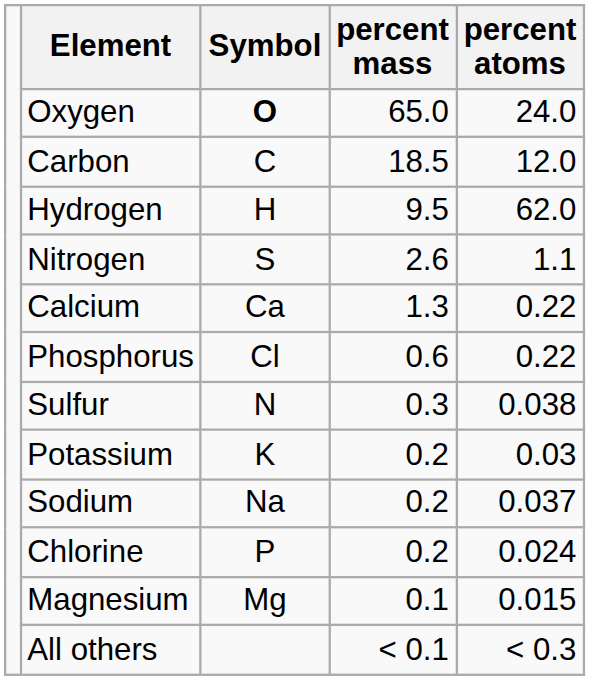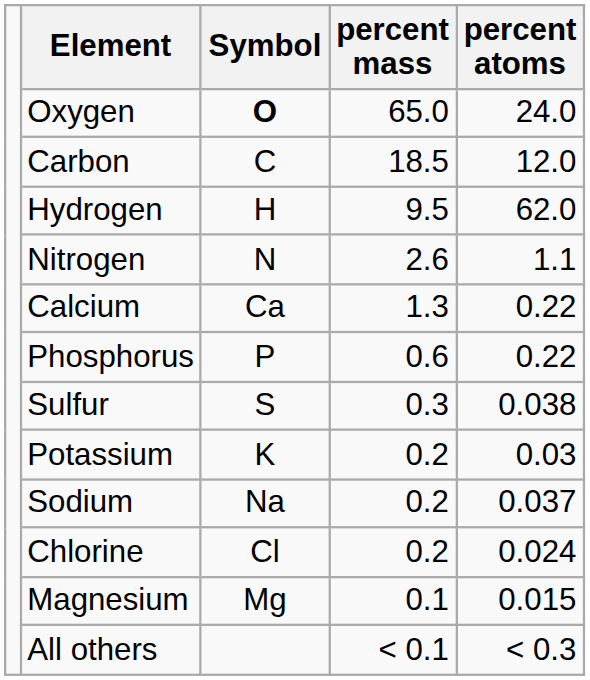(265, 259) S -> (265, 259) N
(265, 356) Cl -> (265, 356) P
(265, 405) N -> (265, 405) S
(265, 551) P -> (265, 551) Cl
